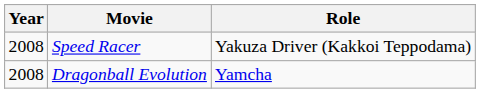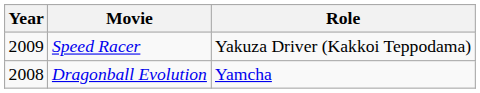(26, 46) 2008 -> (26, 46) 2009
